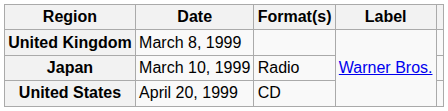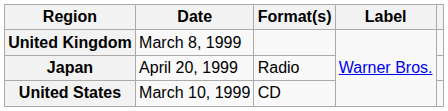(195, 67) March 10, 1999 -> (188, 67) April 20, 1999
(188, 93) April 20, 1999 -> (195, 93) March 10, 1999
